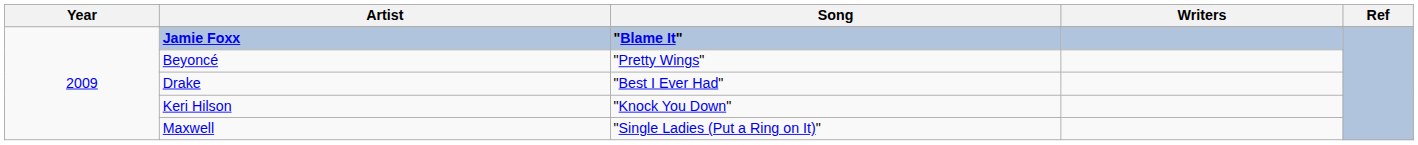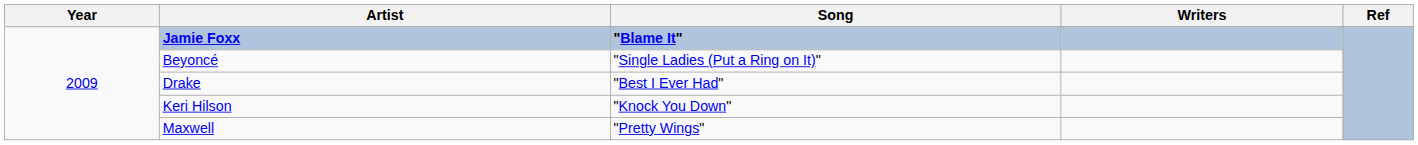(659, 60) "Pretty Wings" -> (717, 60) "Single Ladies (Put a Ring on It)"
(717, 128) "Single Ladies (Put a Ring on It)" -> (659, 128) "Pretty Wings"
